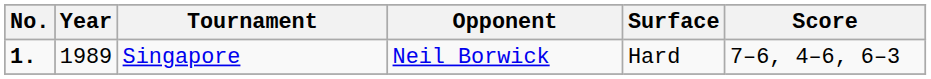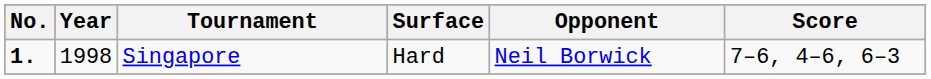columns swapped: (674, 22) <-> (505, 22)
(86, 56) 1989 -> (86, 56) 1998
